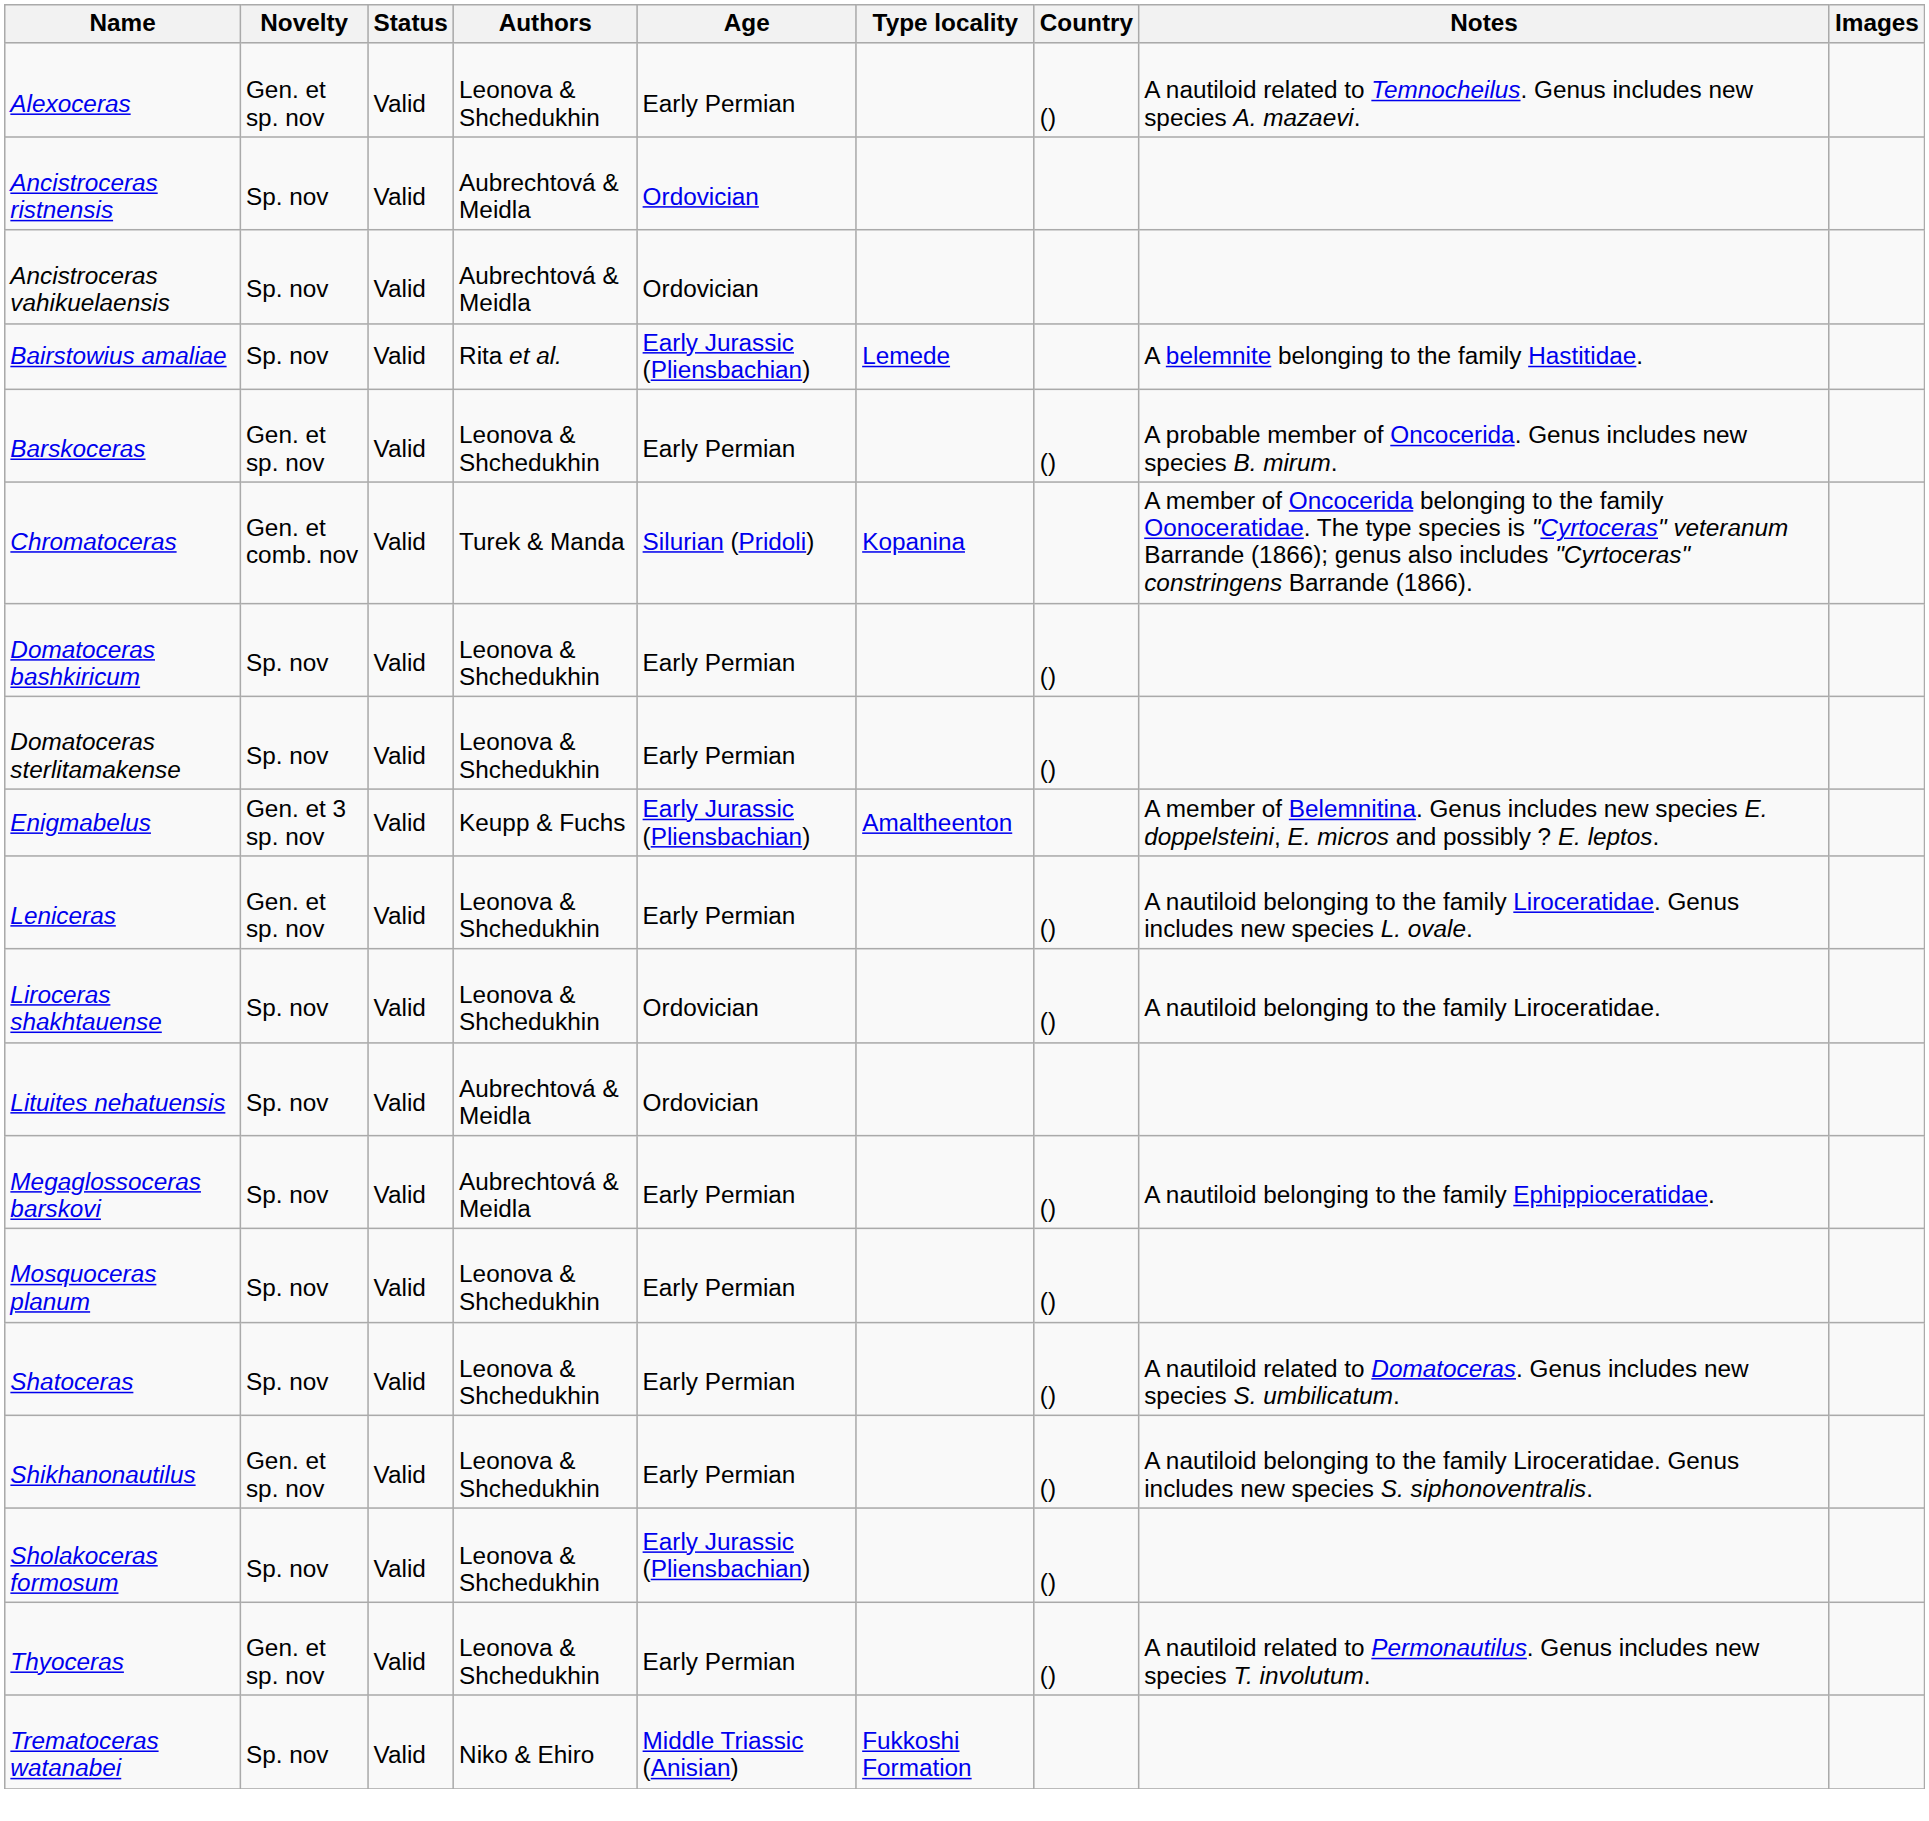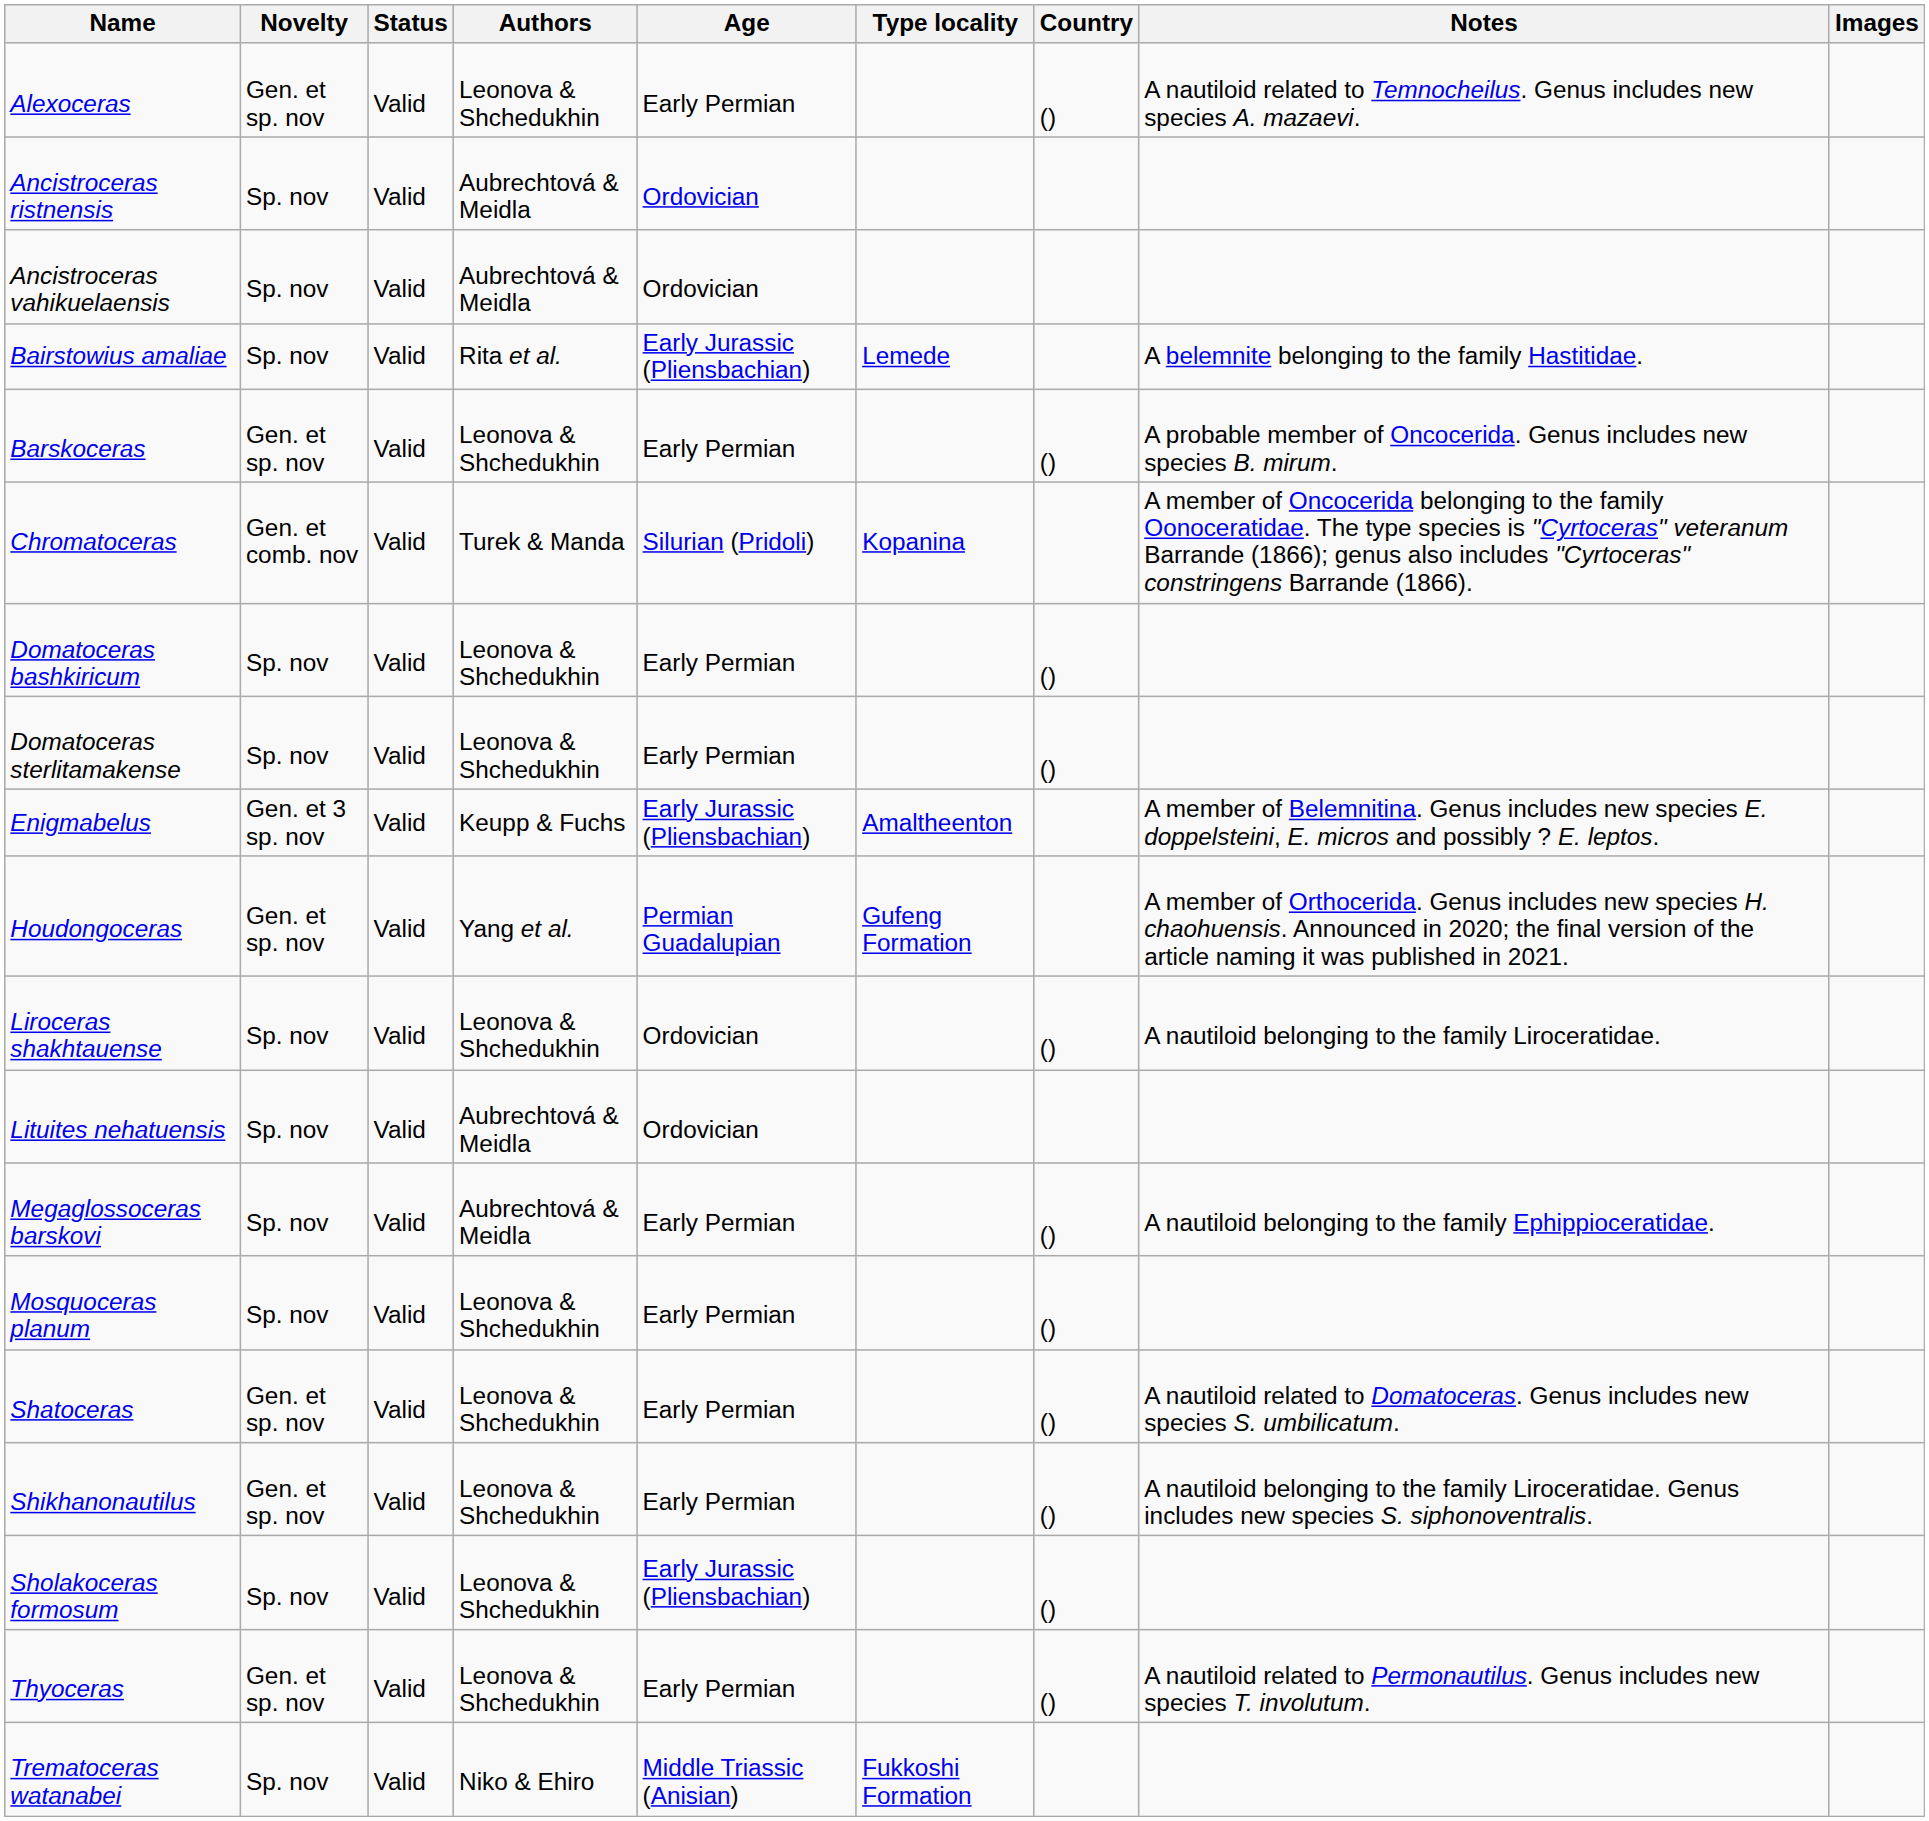+ row: (96, 929)
- row: (63, 915)
(287, 1382) Sp. nov -> (286, 1409) Gen. et sp. nov
